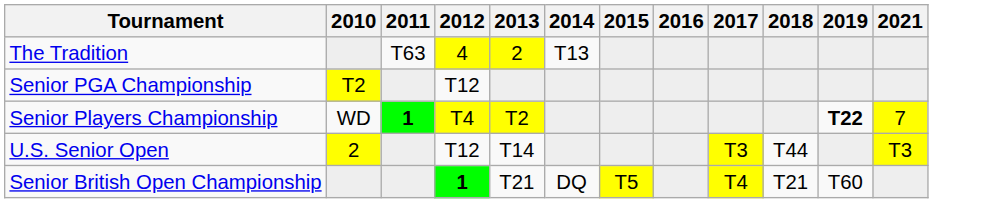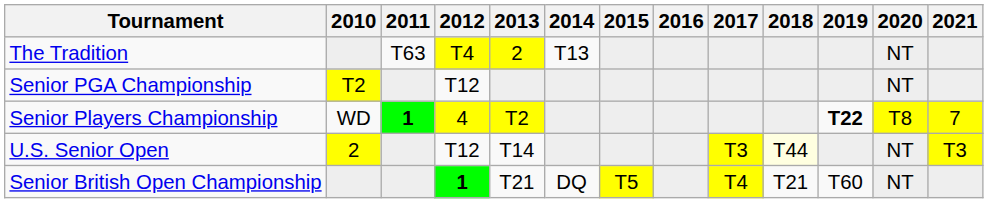+ column: (900, 21)
(462, 53) 4 -> (462, 53) T4
(462, 118) T4 -> (462, 118) 4
(791, 150) no background -> (791, 150) lightyellow background
